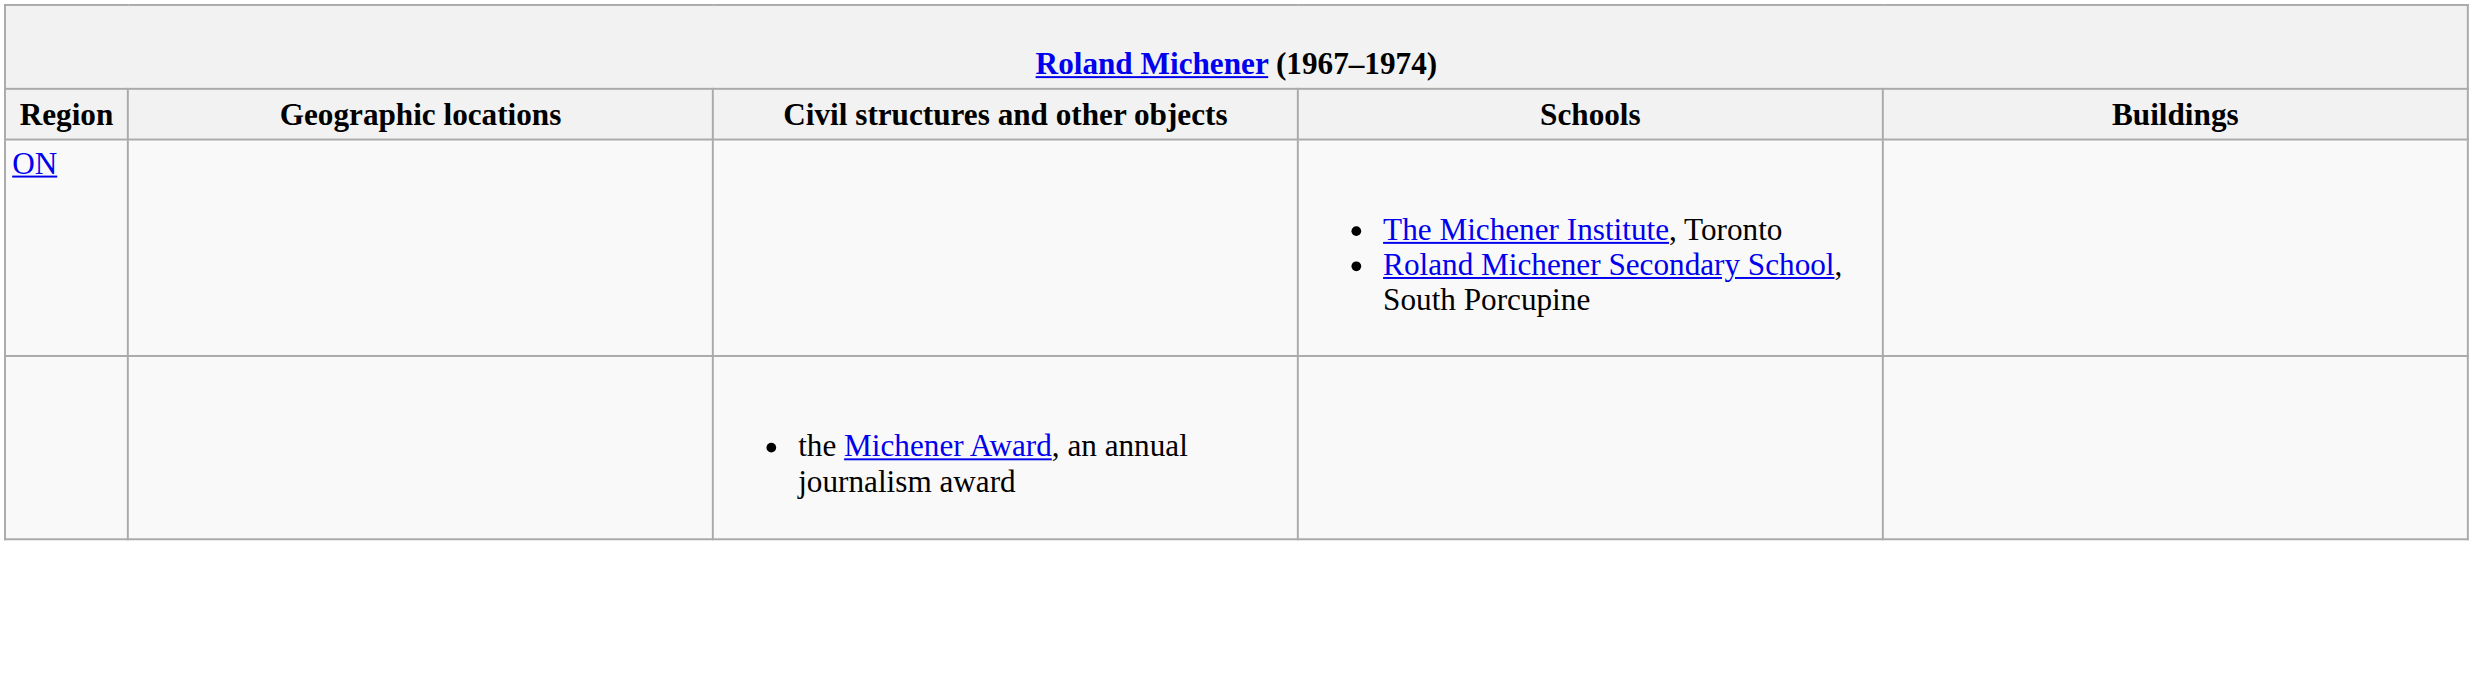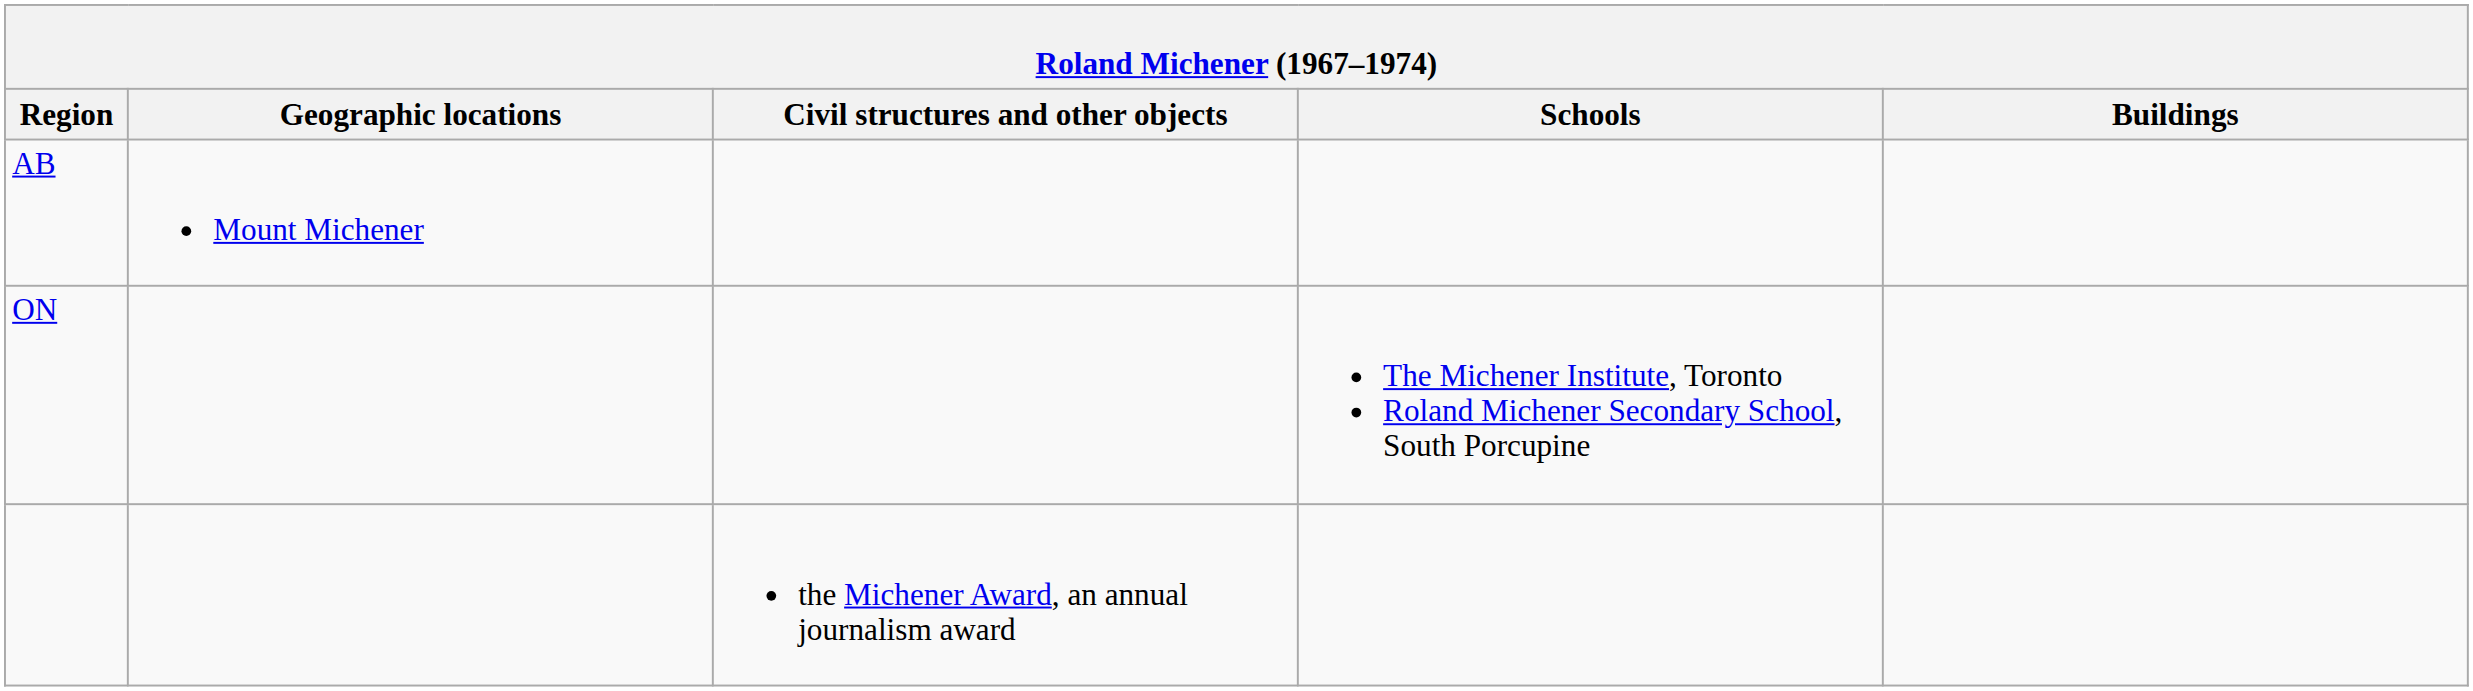+ row: (34, 163)
